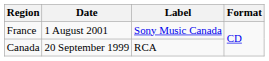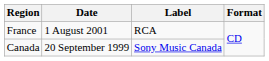(178, 30) Sony Music Canada -> (145, 30) RCA
(145, 47) RCA -> (178, 47) Sony Music Canada
